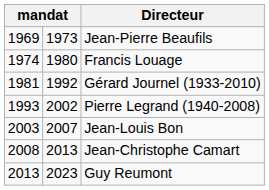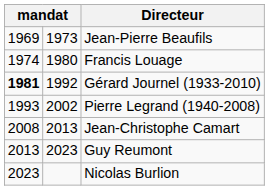(24, 83) normal -> (24, 83) bold
- row: (134, 128)
+ row: (132, 173)
